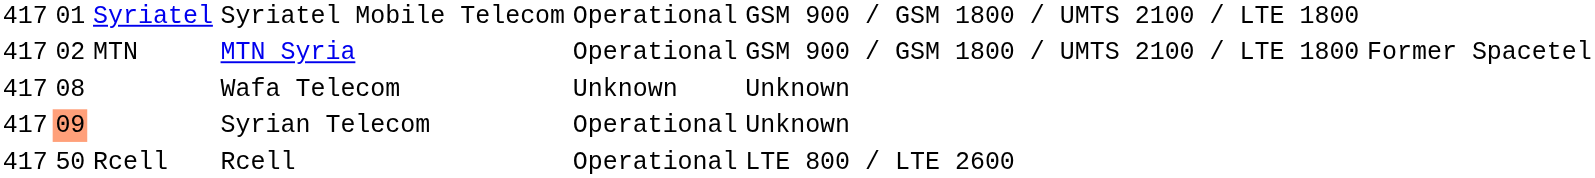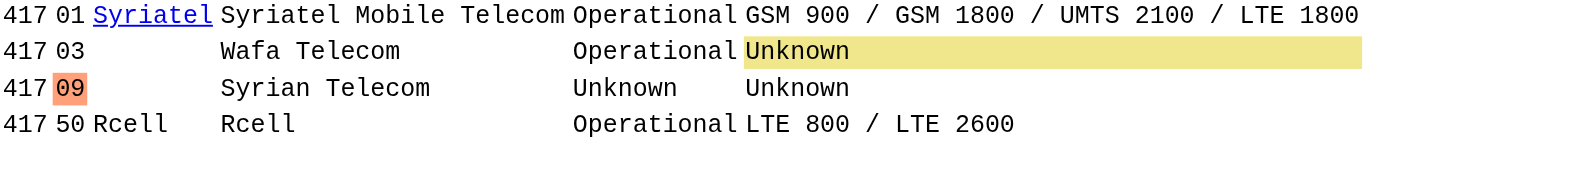- row: (288, 53)
(70, 89) 08 -> (70, 53) 03
(625, 89) Unknown -> (655, 53) Operational
(798, 89) no background -> (798, 53) khaki background
(655, 126) Operational -> (625, 89) Unknown
